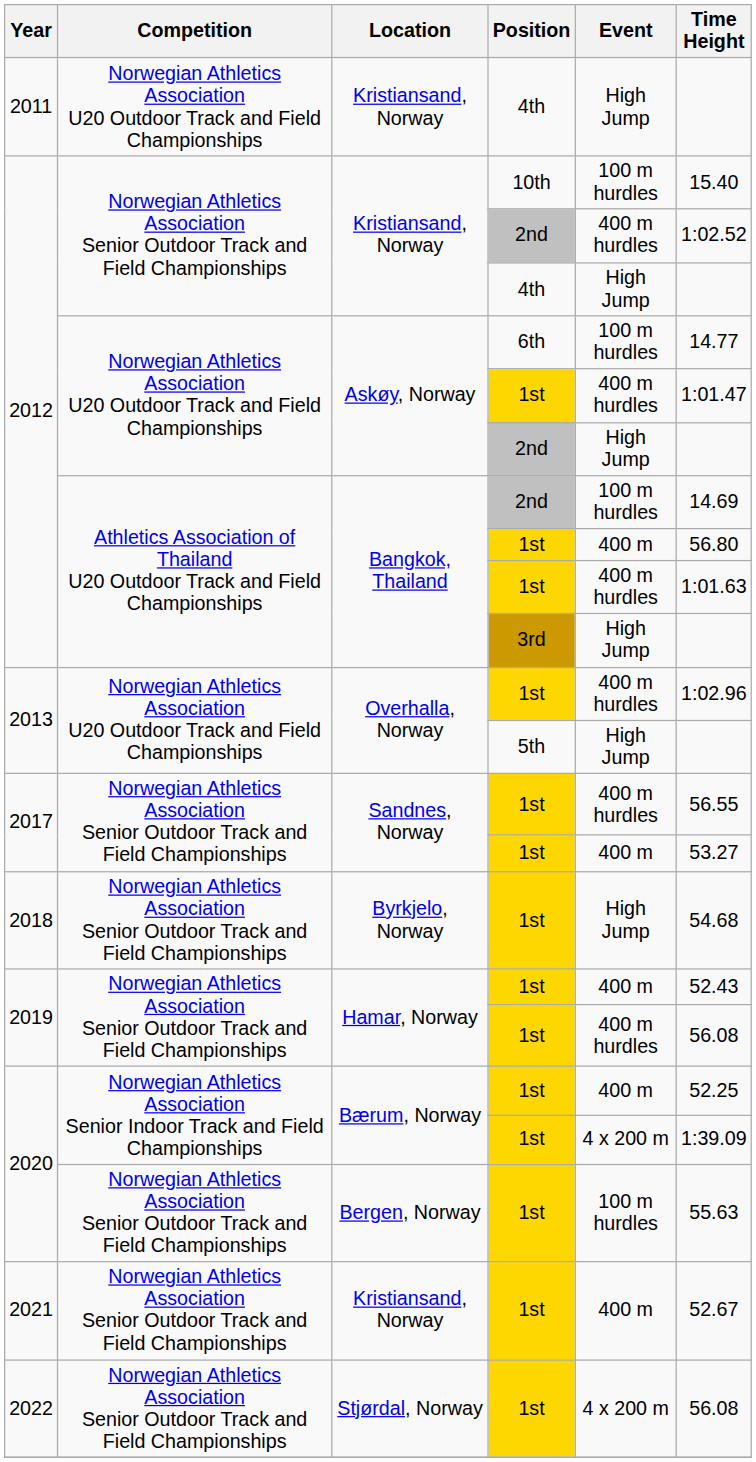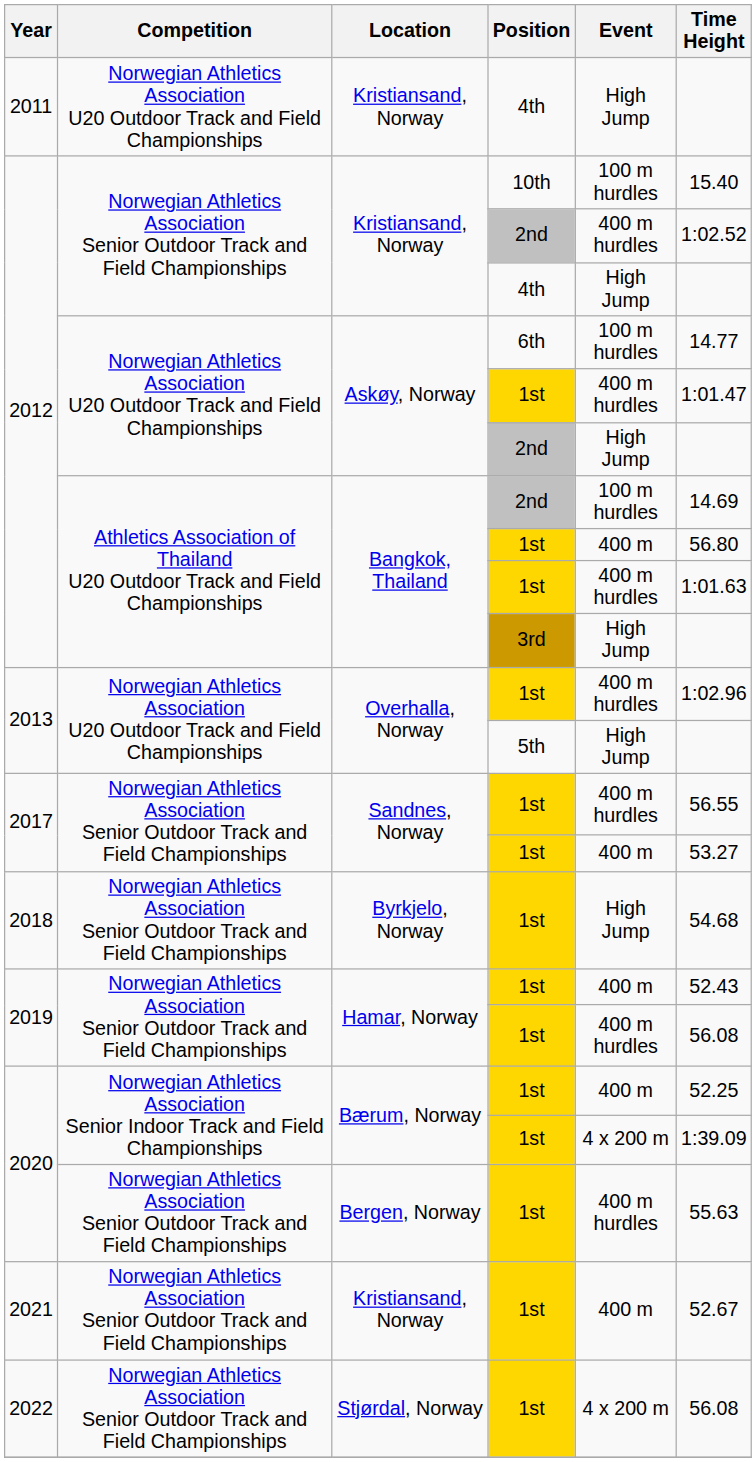(626, 1212) 100 m hurdles -> (626, 1212) 400 m hurdles
